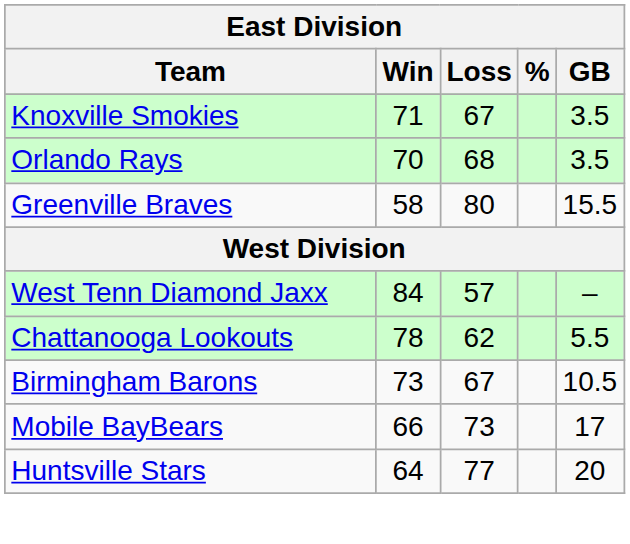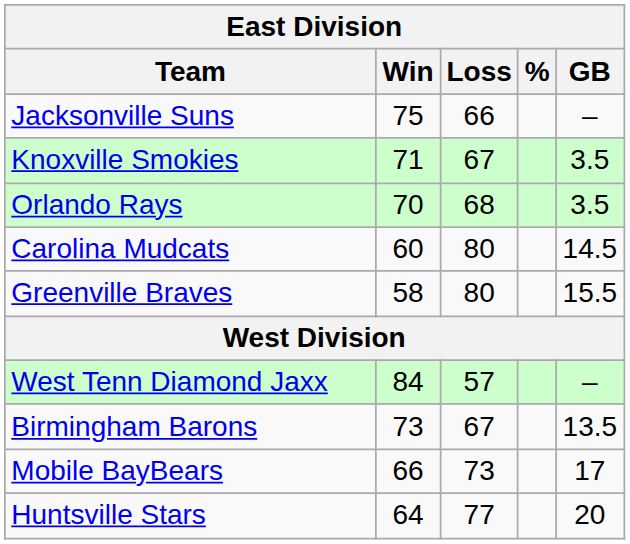+ row: (123, 115)
+ row: (120, 248)
- row: (152, 337)
(590, 381) 10.5 -> (590, 426) 13.5
